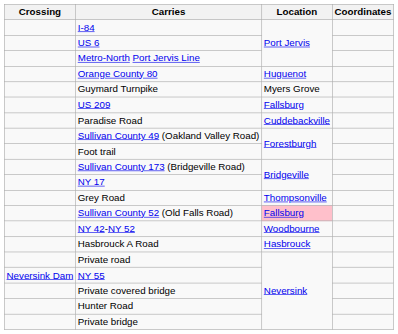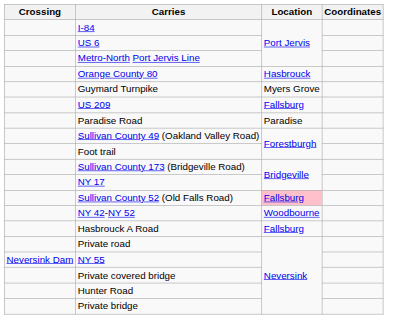(285, 74) Huguenot -> (287, 74) Hasbrouck
(297, 120) Cuddebackville -> (283, 120) Paradise
- row: (101, 197)
(287, 244) Hasbrouck -> (284, 228) Fallsburg
